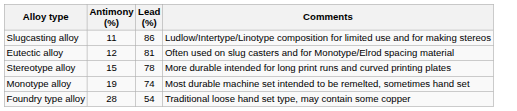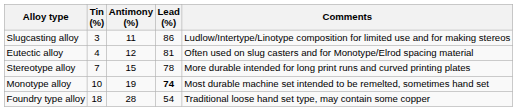+ column: (97, 17)
(149, 83) normal -> (169, 83) bold
